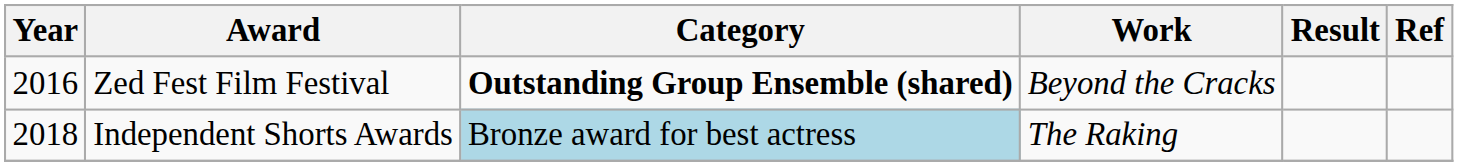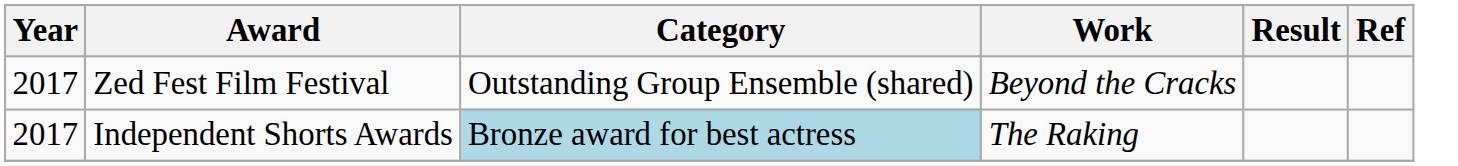(45, 82) 2016 -> (45, 82) 2017
(740, 82) bold -> (721, 82) normal
(45, 134) 2018 -> (45, 134) 2017
